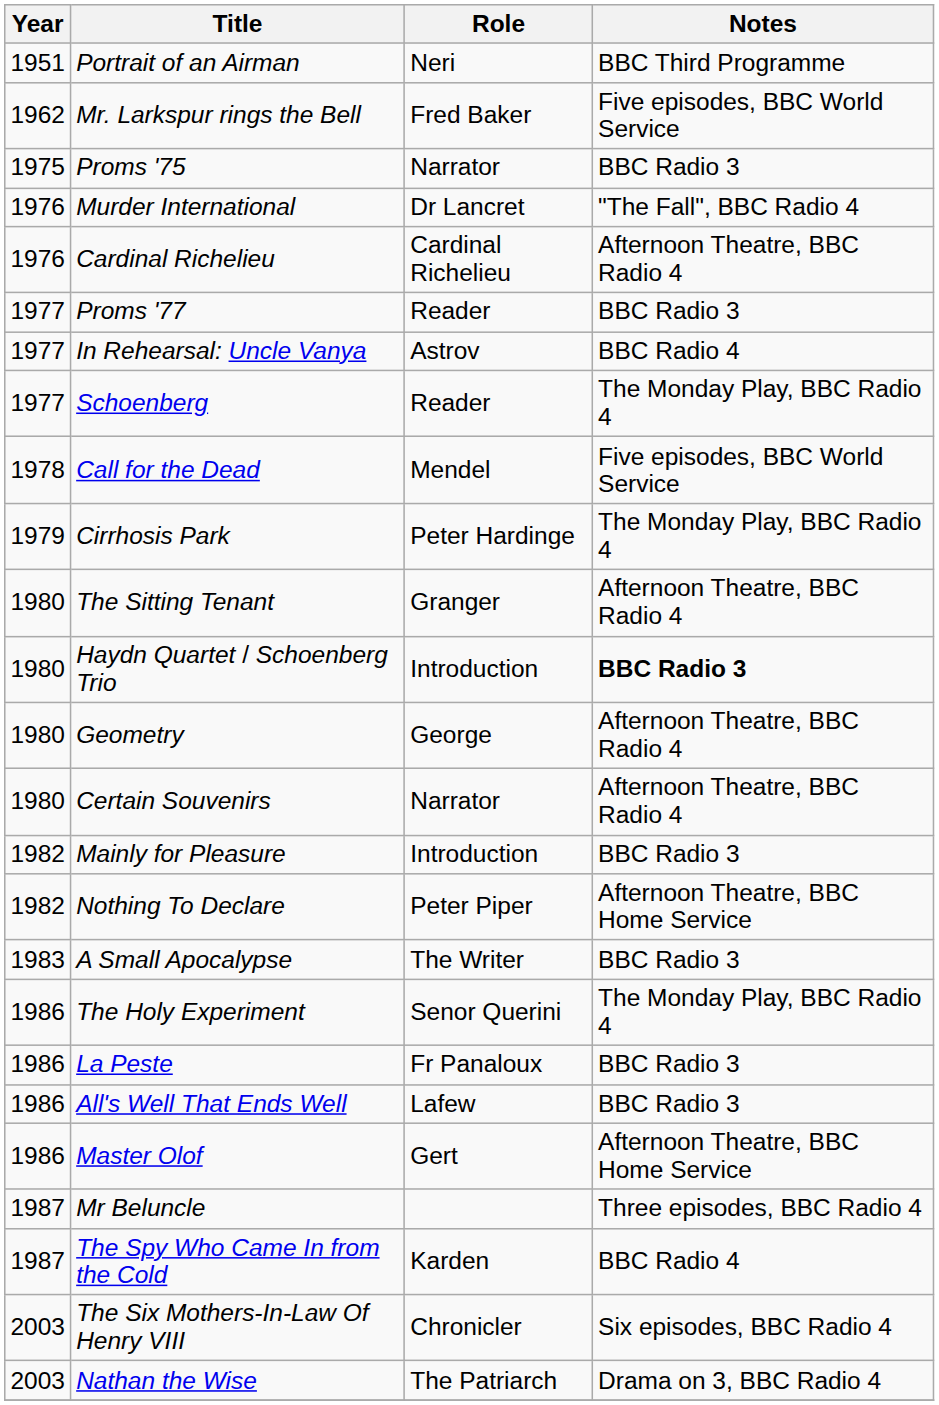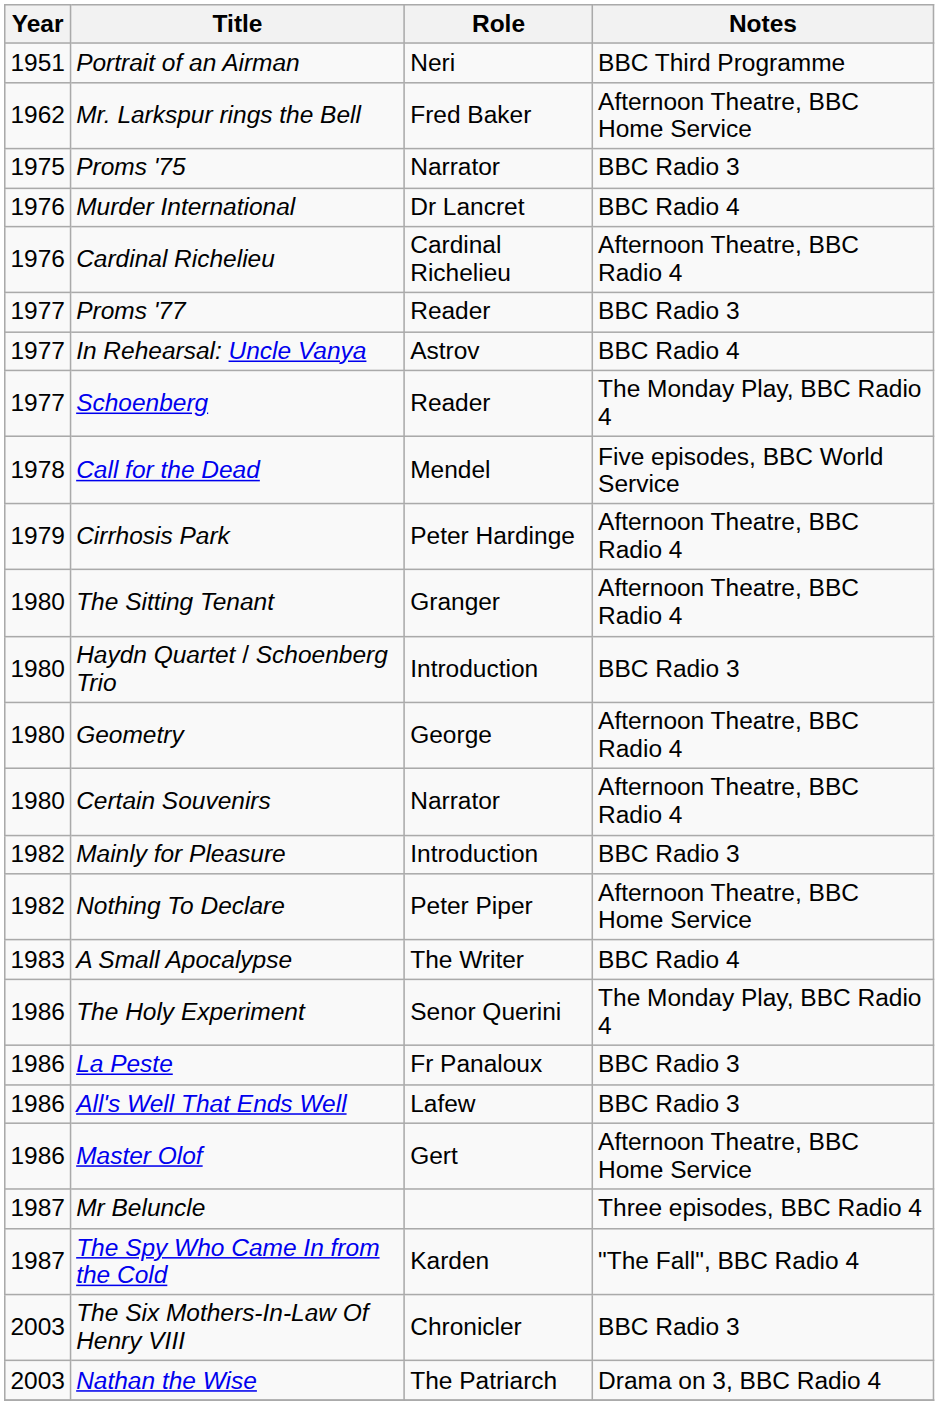(741, 115) Five episodes, BBC World Service -> (728, 115) Afternoon Theatre, BBC Home Service
(729, 206) "The Fall", BBC Radio 4 -> (669, 206) BBC Radio 4
(760, 536) The Monday Play, BBC Radio 4 -> (728, 536) Afternoon Theatre, BBC Radio 4
(672, 668) bold -> (669, 668) normal
(669, 959) BBC Radio 3 -> (669, 959) BBC Radio 4
(669, 1261) BBC Radio 4 -> (729, 1261) "The Fall", BBC Radio 4
(745, 1327) Six episodes, BBC Radio 4 -> (669, 1327) BBC Radio 3
